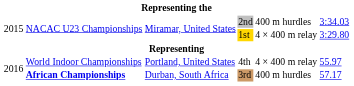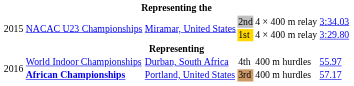(283, 21) 400 m hurdles -> (286, 21) 4 × 400 m relay
(190, 62) Portland, United States -> (187, 62) Durban, South Africa
(286, 62) 4 × 400 m relay -> (283, 62) 400 m hurdles
(187, 75) Durban, South Africa -> (190, 75) Portland, United States
